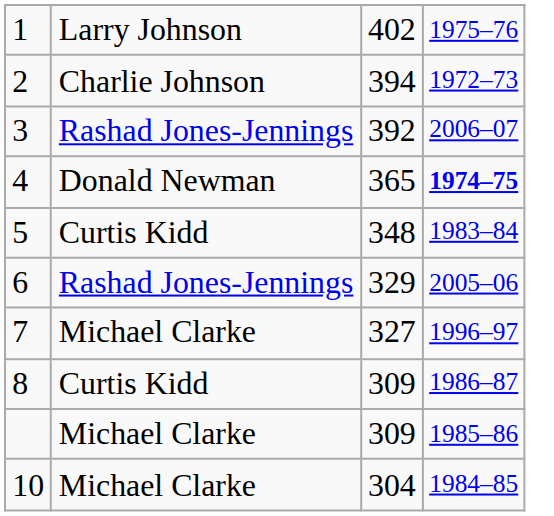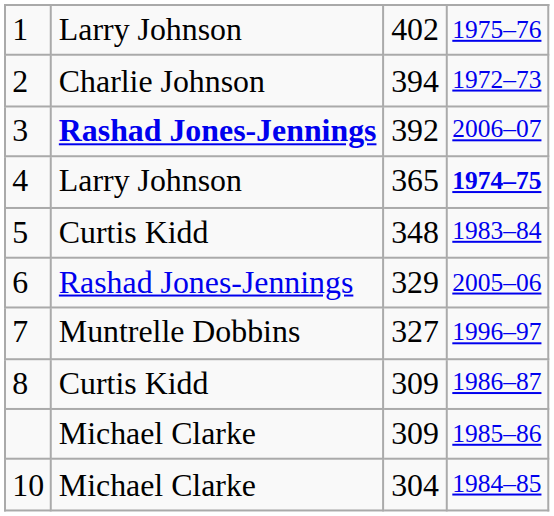(206, 130) normal -> (218, 130) bold
(167, 181) Donald Newman -> (150, 181) Larry Johnson
(157, 332) Michael Clarke -> (180, 332) Muntrelle Dobbins
